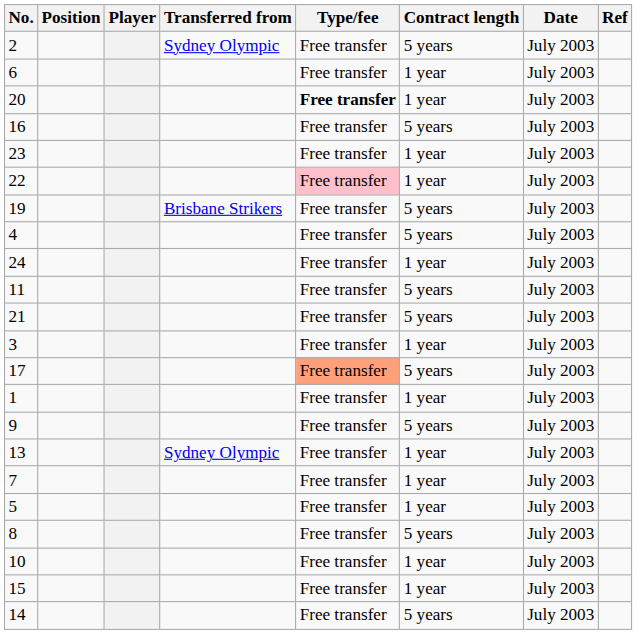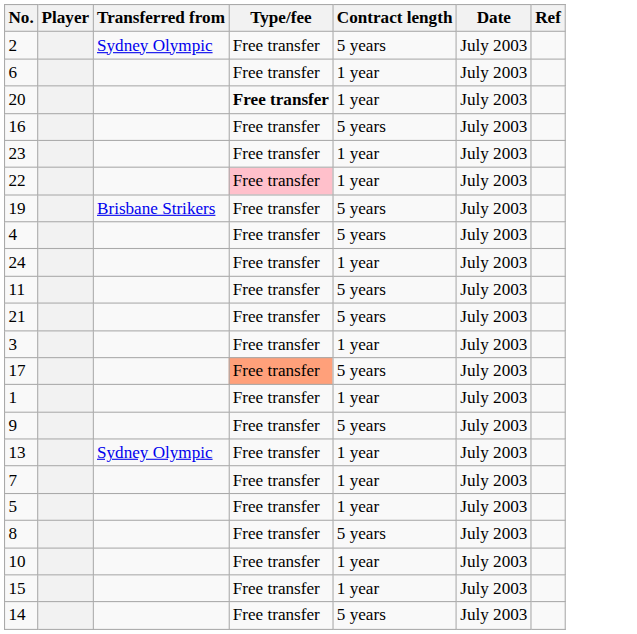- column: (71, 18)
